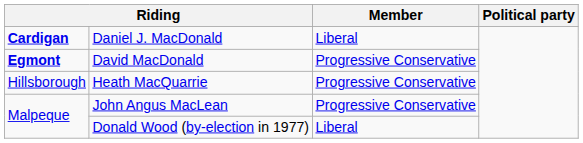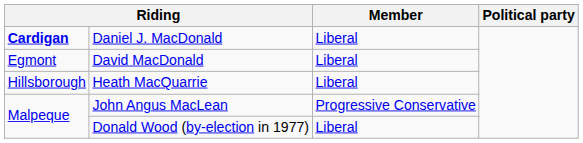(34, 60) bold -> (32, 60) normal
(396, 60) Progressive Conservative -> (337, 60) Liberal
(396, 82) Progressive Conservative -> (337, 82) Liberal
